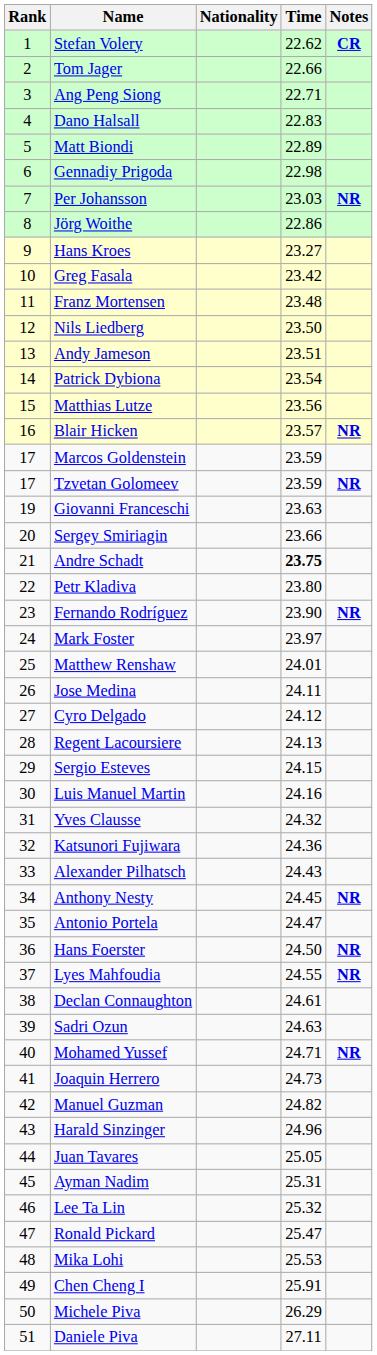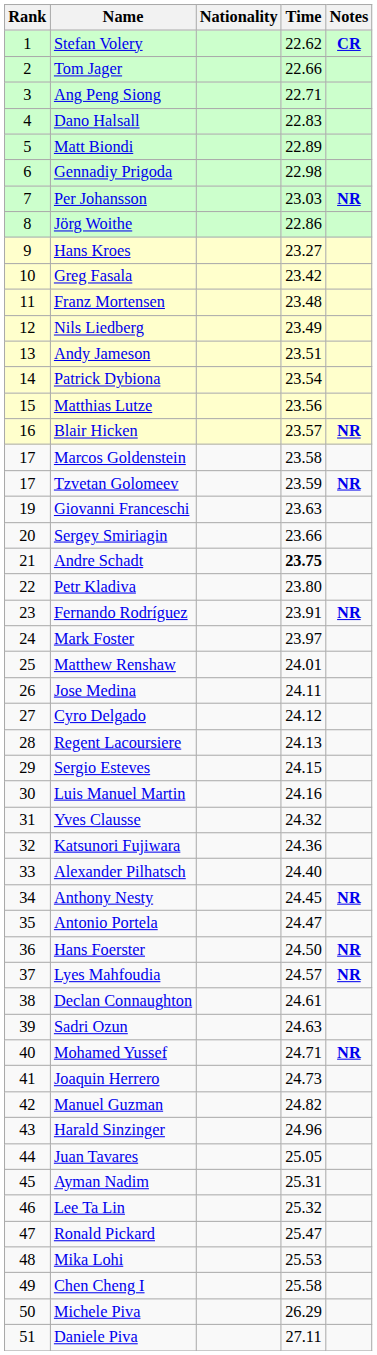(304, 328) 23.50 -> (304, 328) 23.49
(304, 457) 23.59 -> (304, 457) 23.58
(304, 612) 23.90 -> (304, 612) 23.91
(304, 871) 24.43 -> (304, 871) 24.40
(304, 975) 24.55 -> (304, 975) 24.57
(304, 1285) 25.91 -> (304, 1285) 25.58
